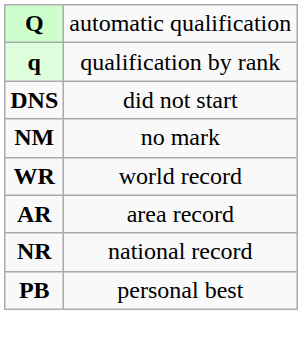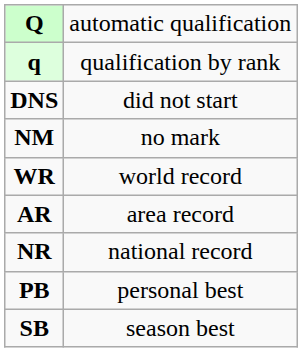+ row: (34, 328)
